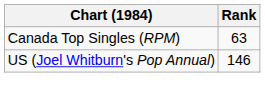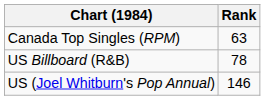+ row: (69, 60)
